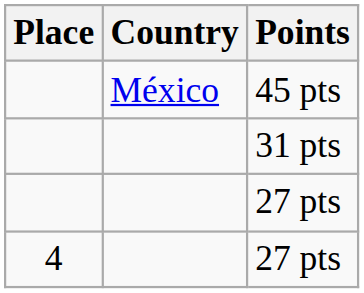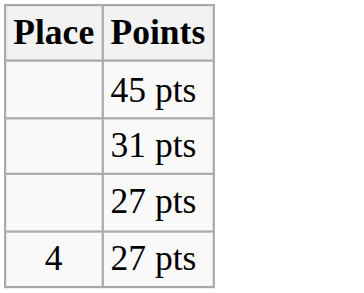- column: (175, 32)
